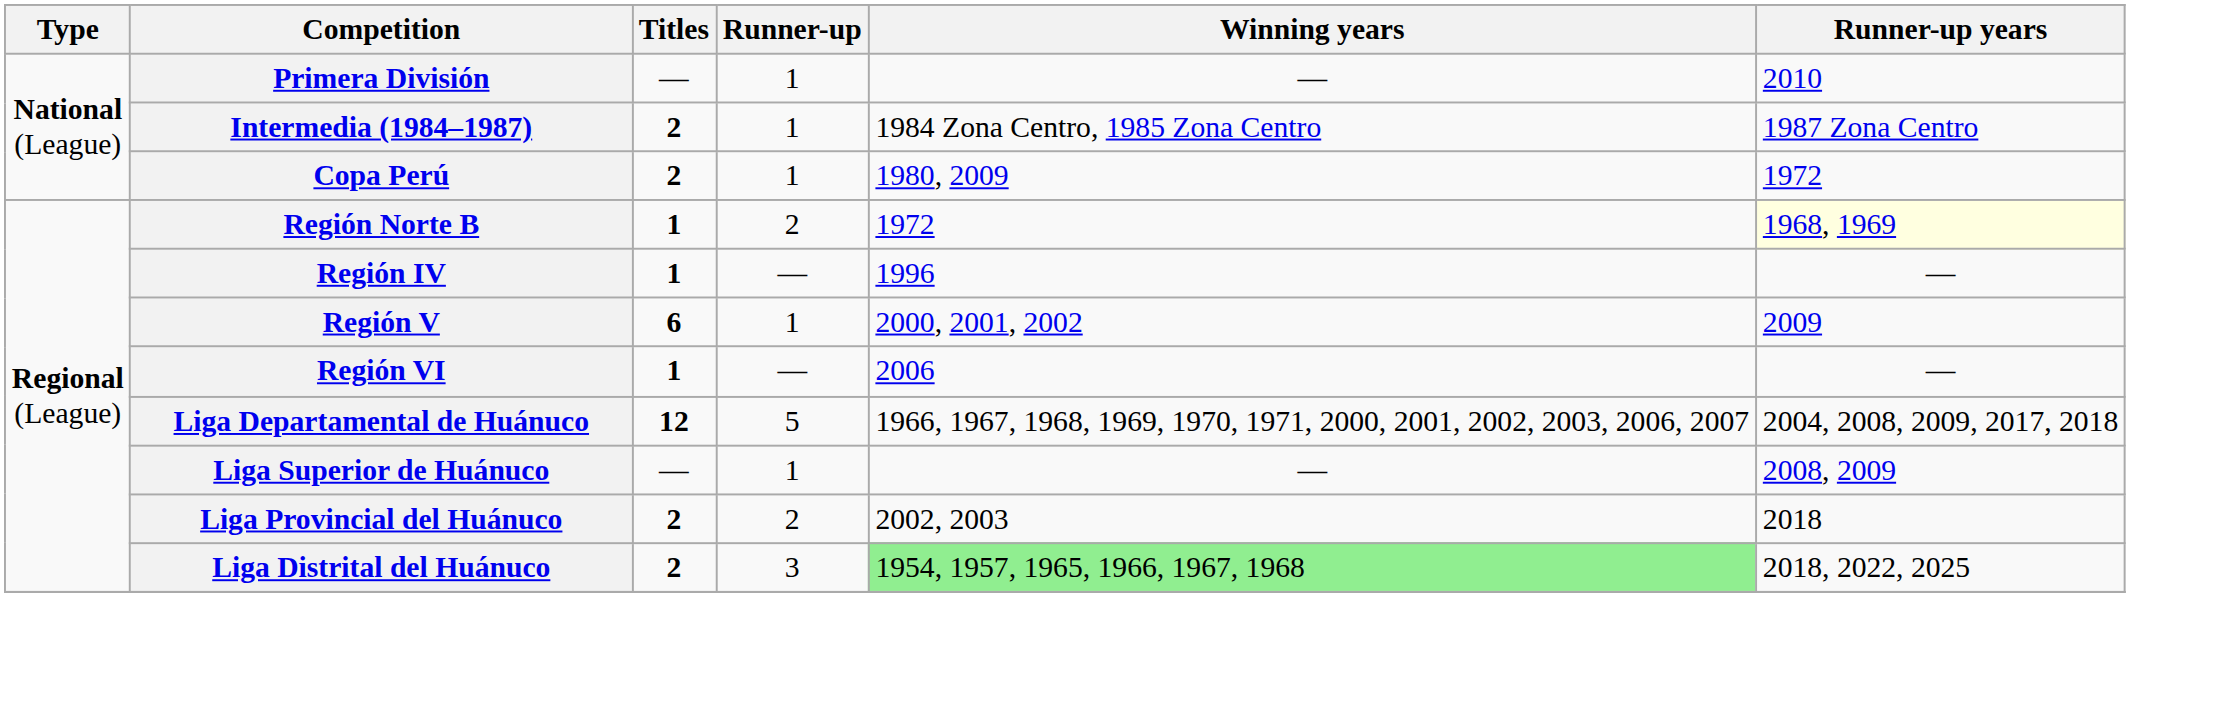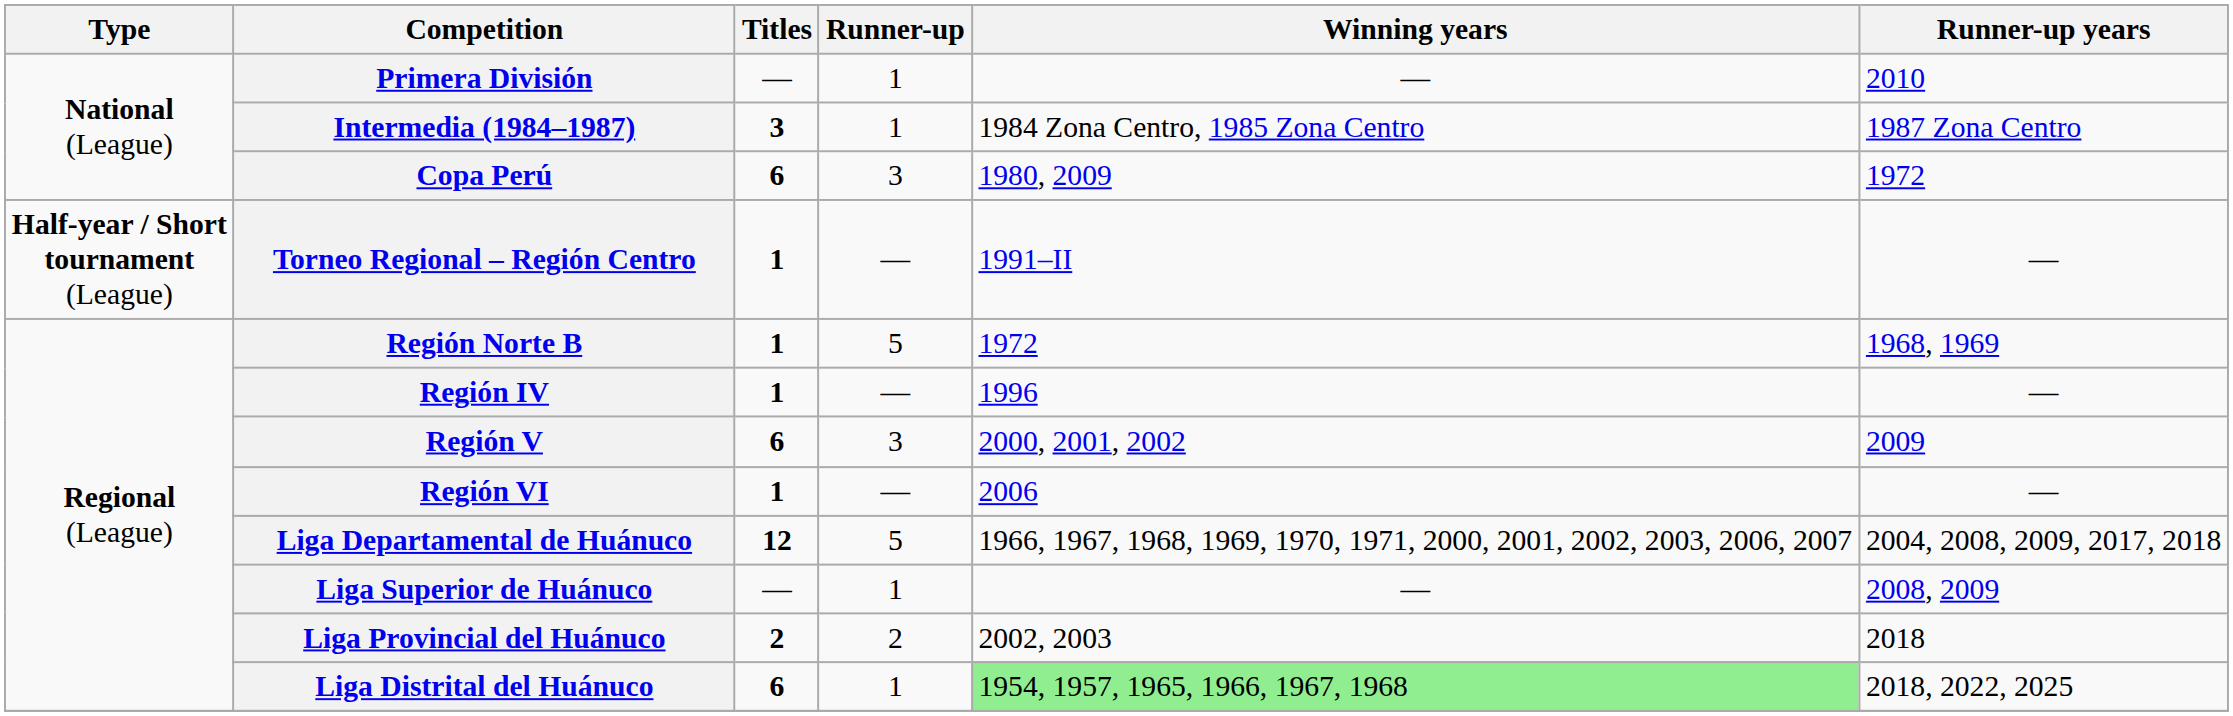(674, 126) 2 -> (777, 126) 3
(674, 175) 2 -> (777, 175) 6
(792, 175) 1 -> (895, 175) 3
+ row: (484, 259)
(792, 224) 2 -> (895, 343) 5
(1829, 224) lightyellow background -> (1933, 343) no background
(792, 322) 1 -> (895, 441) 3
(674, 566) 2 -> (777, 685) 6
(792, 566) 3 -> (895, 685) 1
